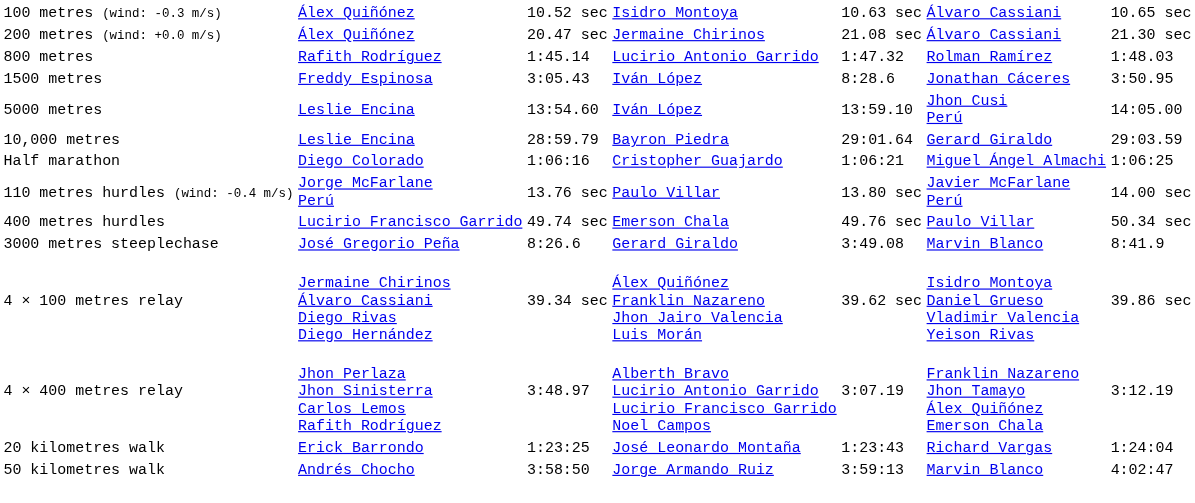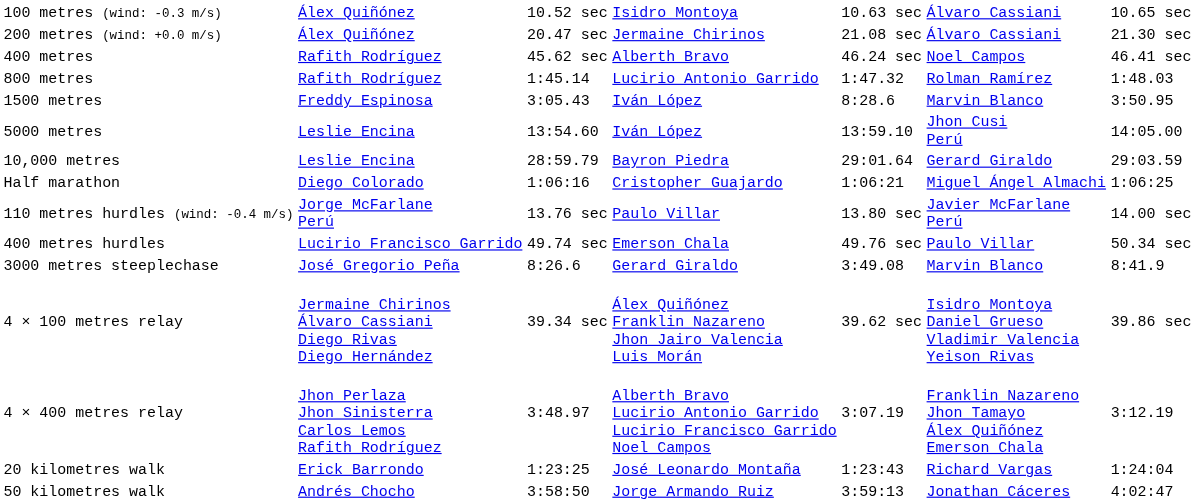+ row: (48, 57)
(998, 79) Jonathan Cáceres -> (985, 100) Marvin Blanco
(985, 470) Marvin Blanco -> (998, 491) Jonathan Cáceres
